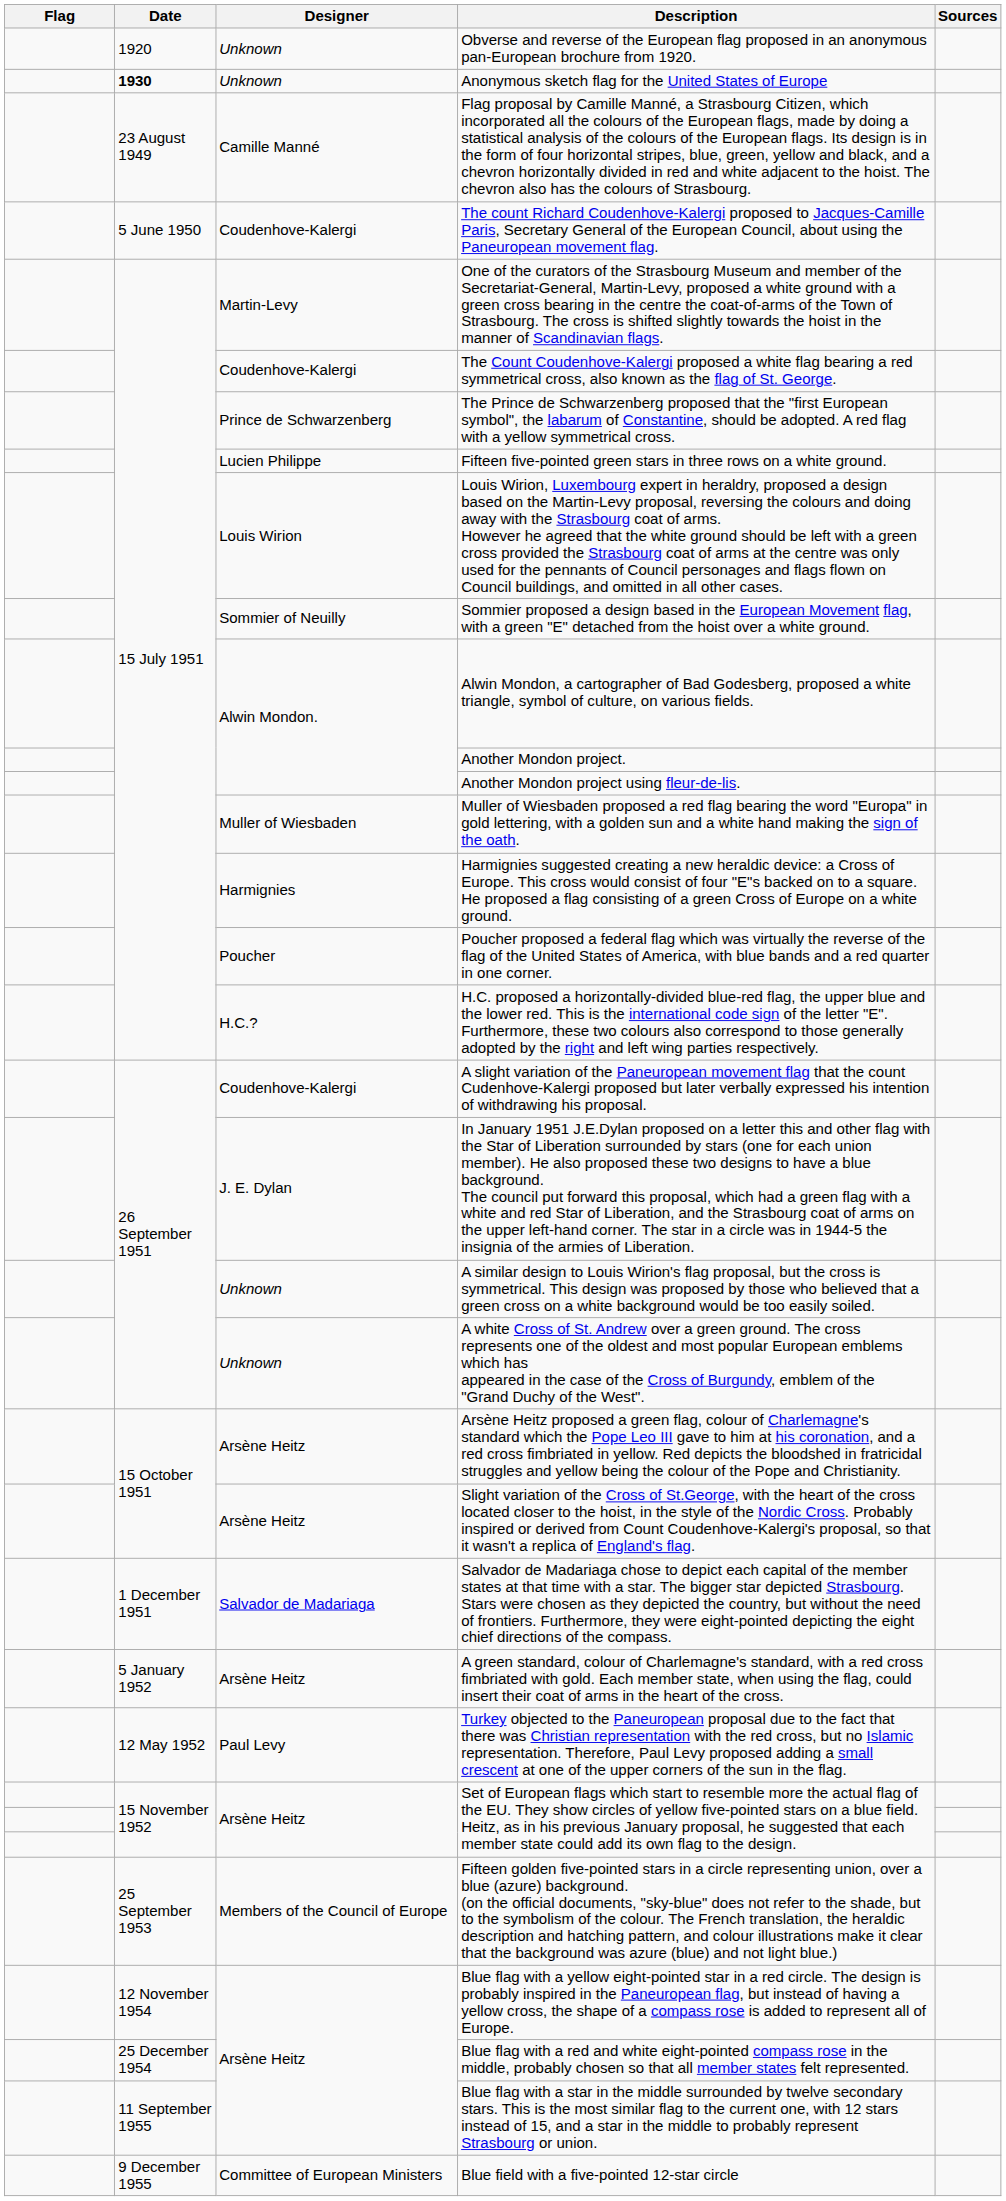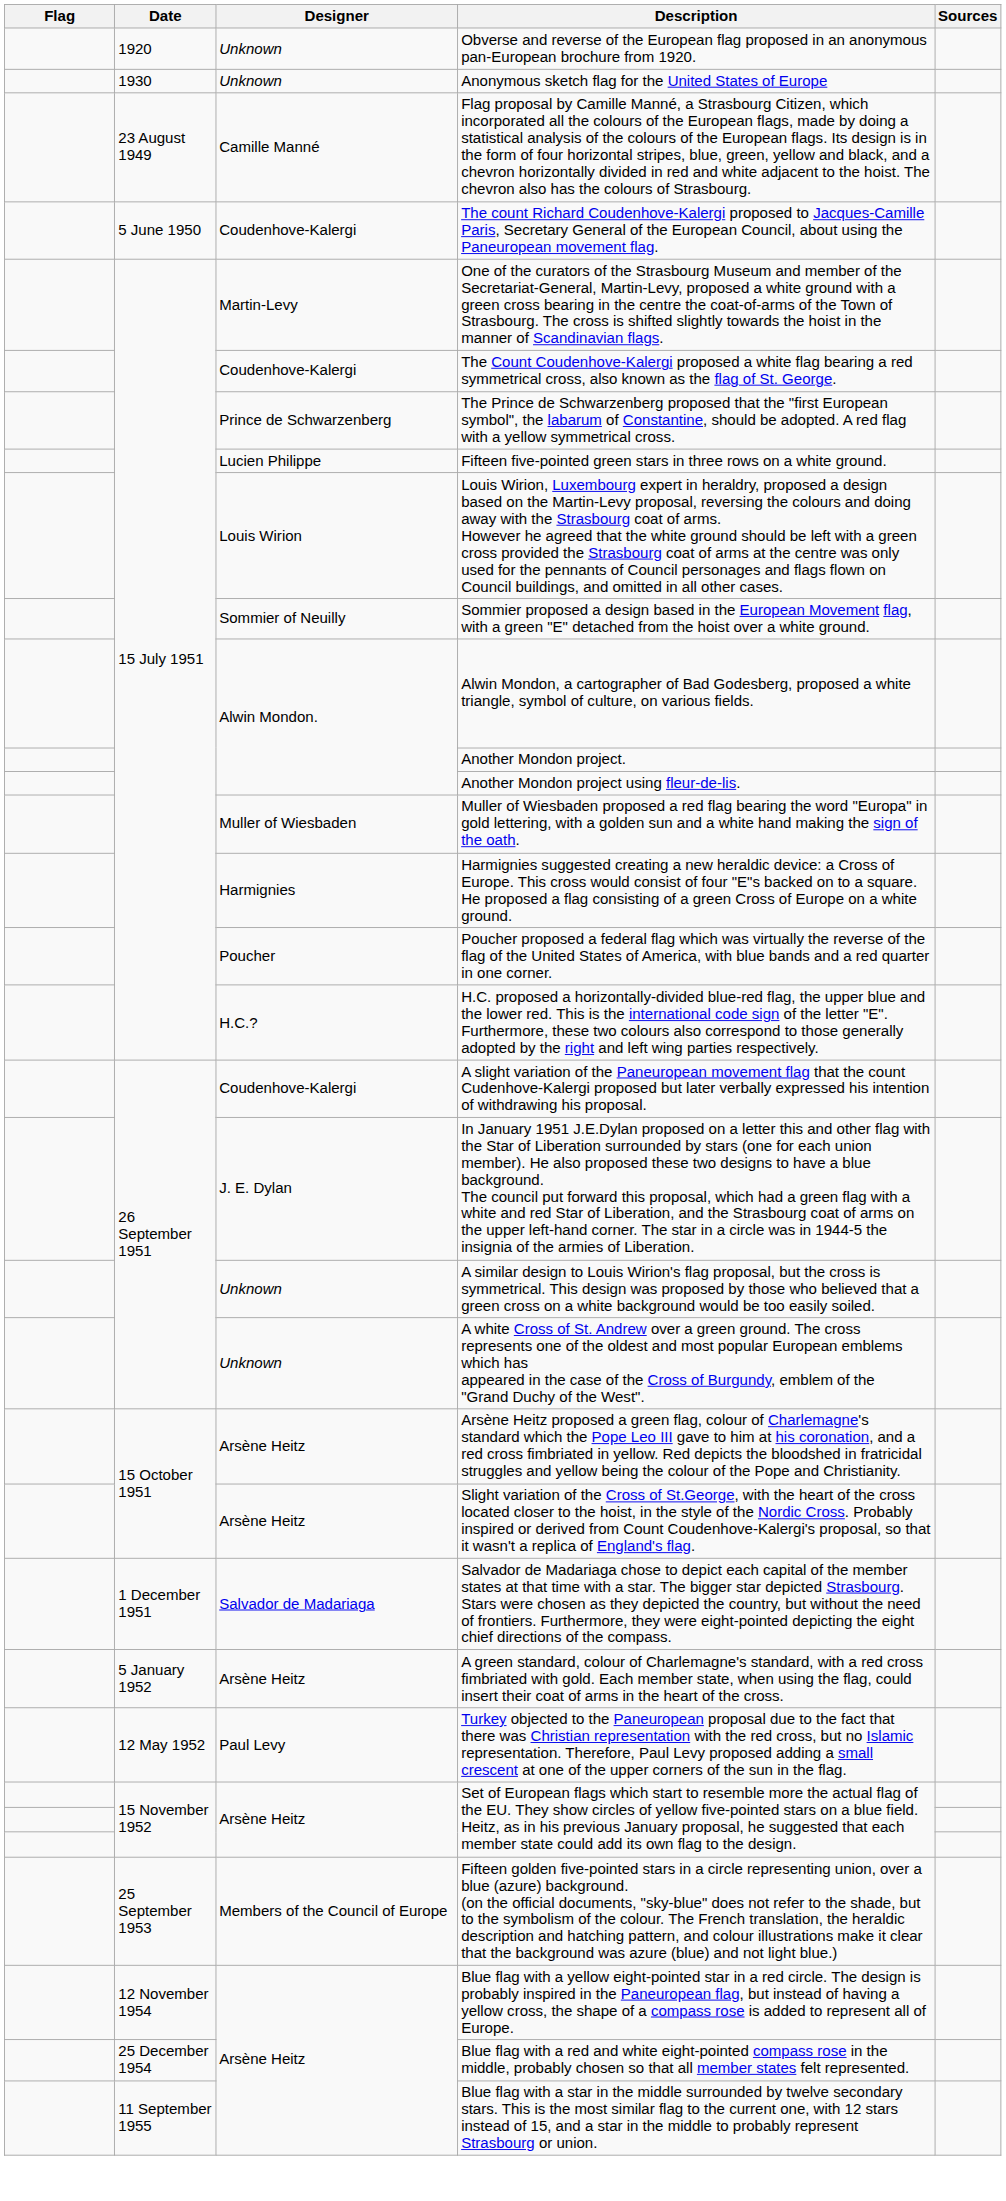(135, 81) bold -> (135, 81) normal
- row: (331, 2175)
